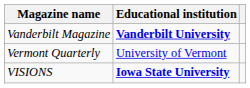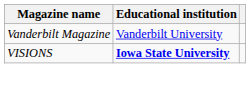(173, 33) bold -> (169, 33) normal
- row: (54, 53)
